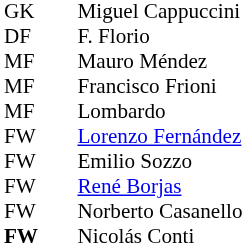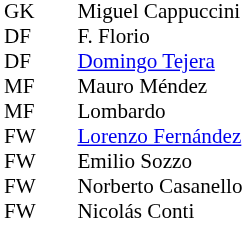+ row: (146, 61)
- row: (147, 86)
- row: (129, 186)
(21, 236) bold -> (20, 211) normal
